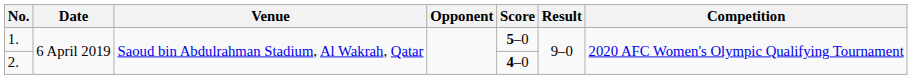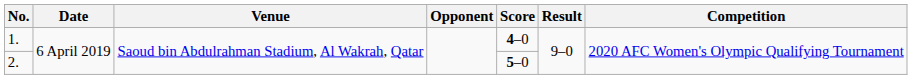(518, 39) 5–0 -> (518, 39) 4–0
(518, 62) 4–0 -> (518, 62) 5–0
